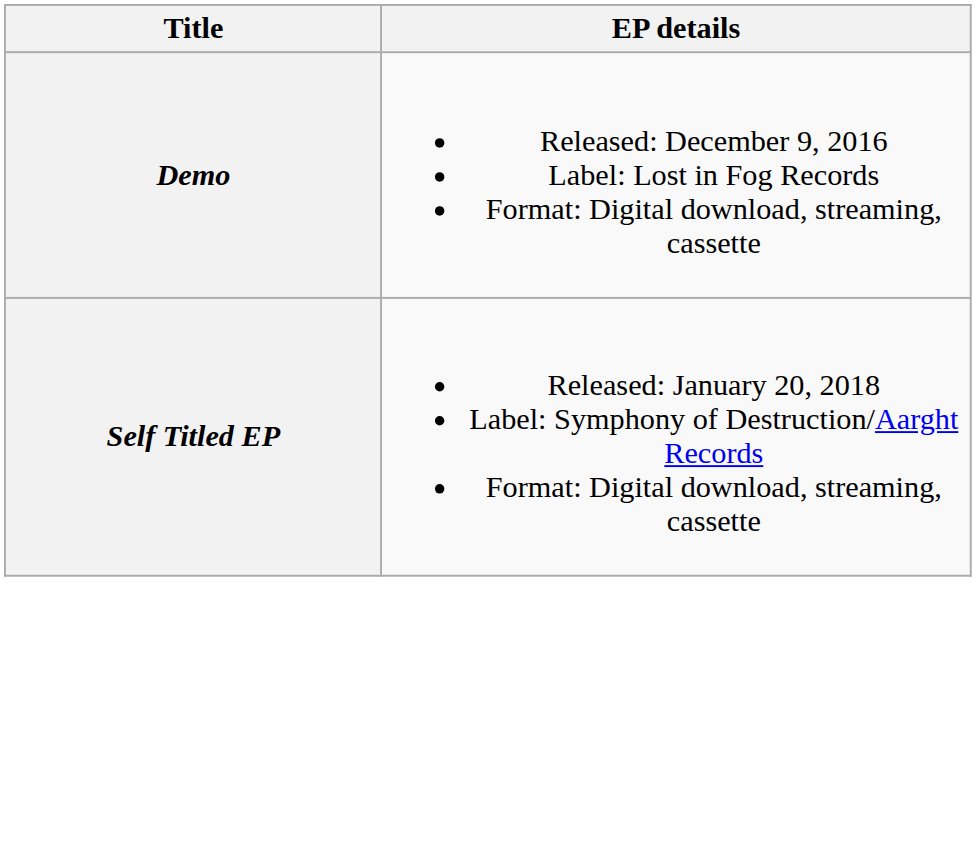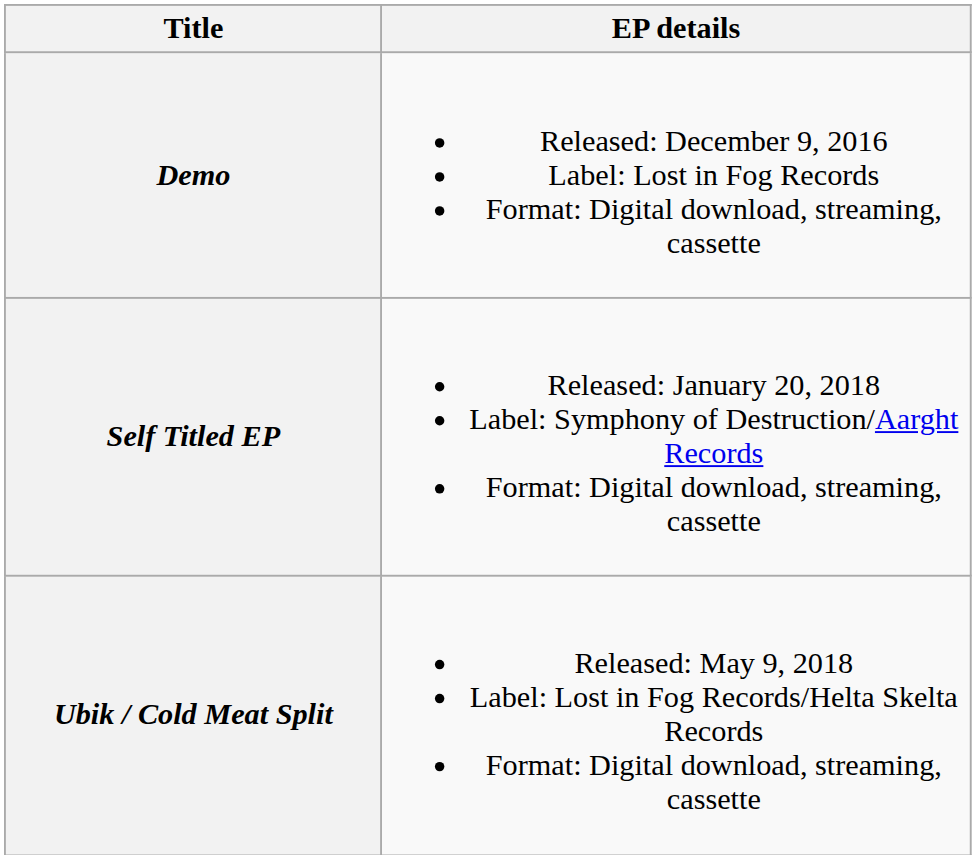+ row: (193, 714)
